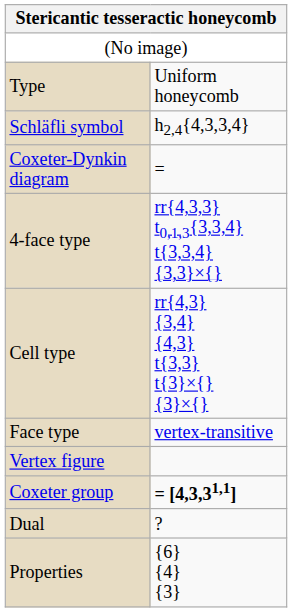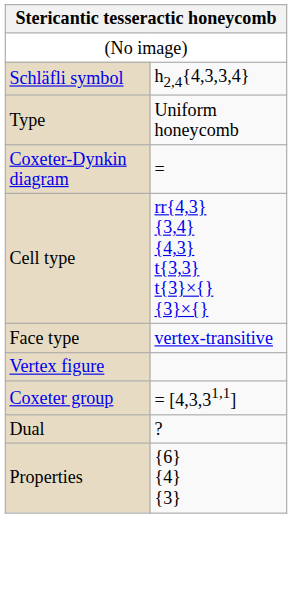rows swapped: (27, 86) <-> (66, 127)
- row: (50, 240)
(195, 492) bold -> (195, 397) normal
